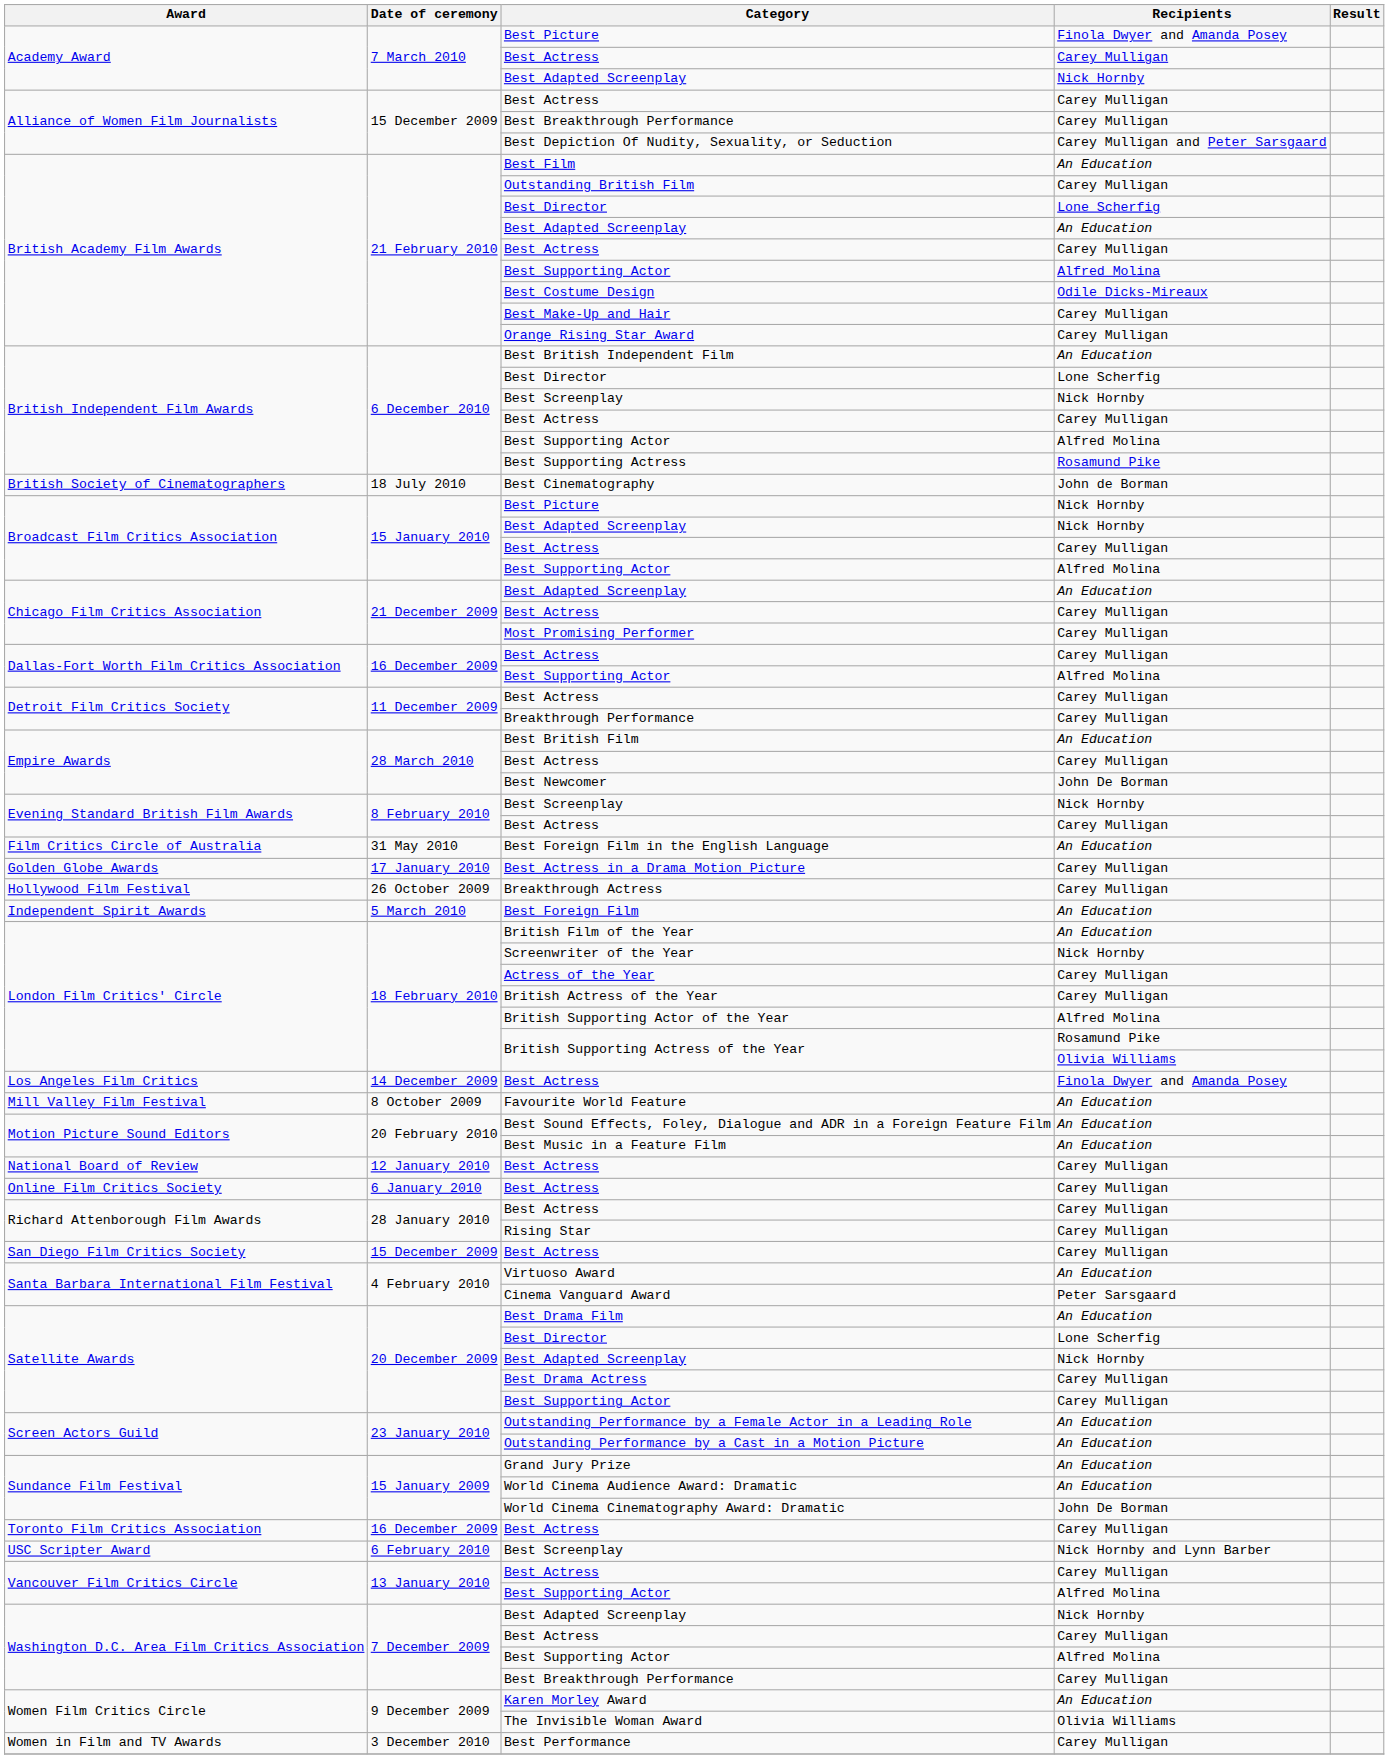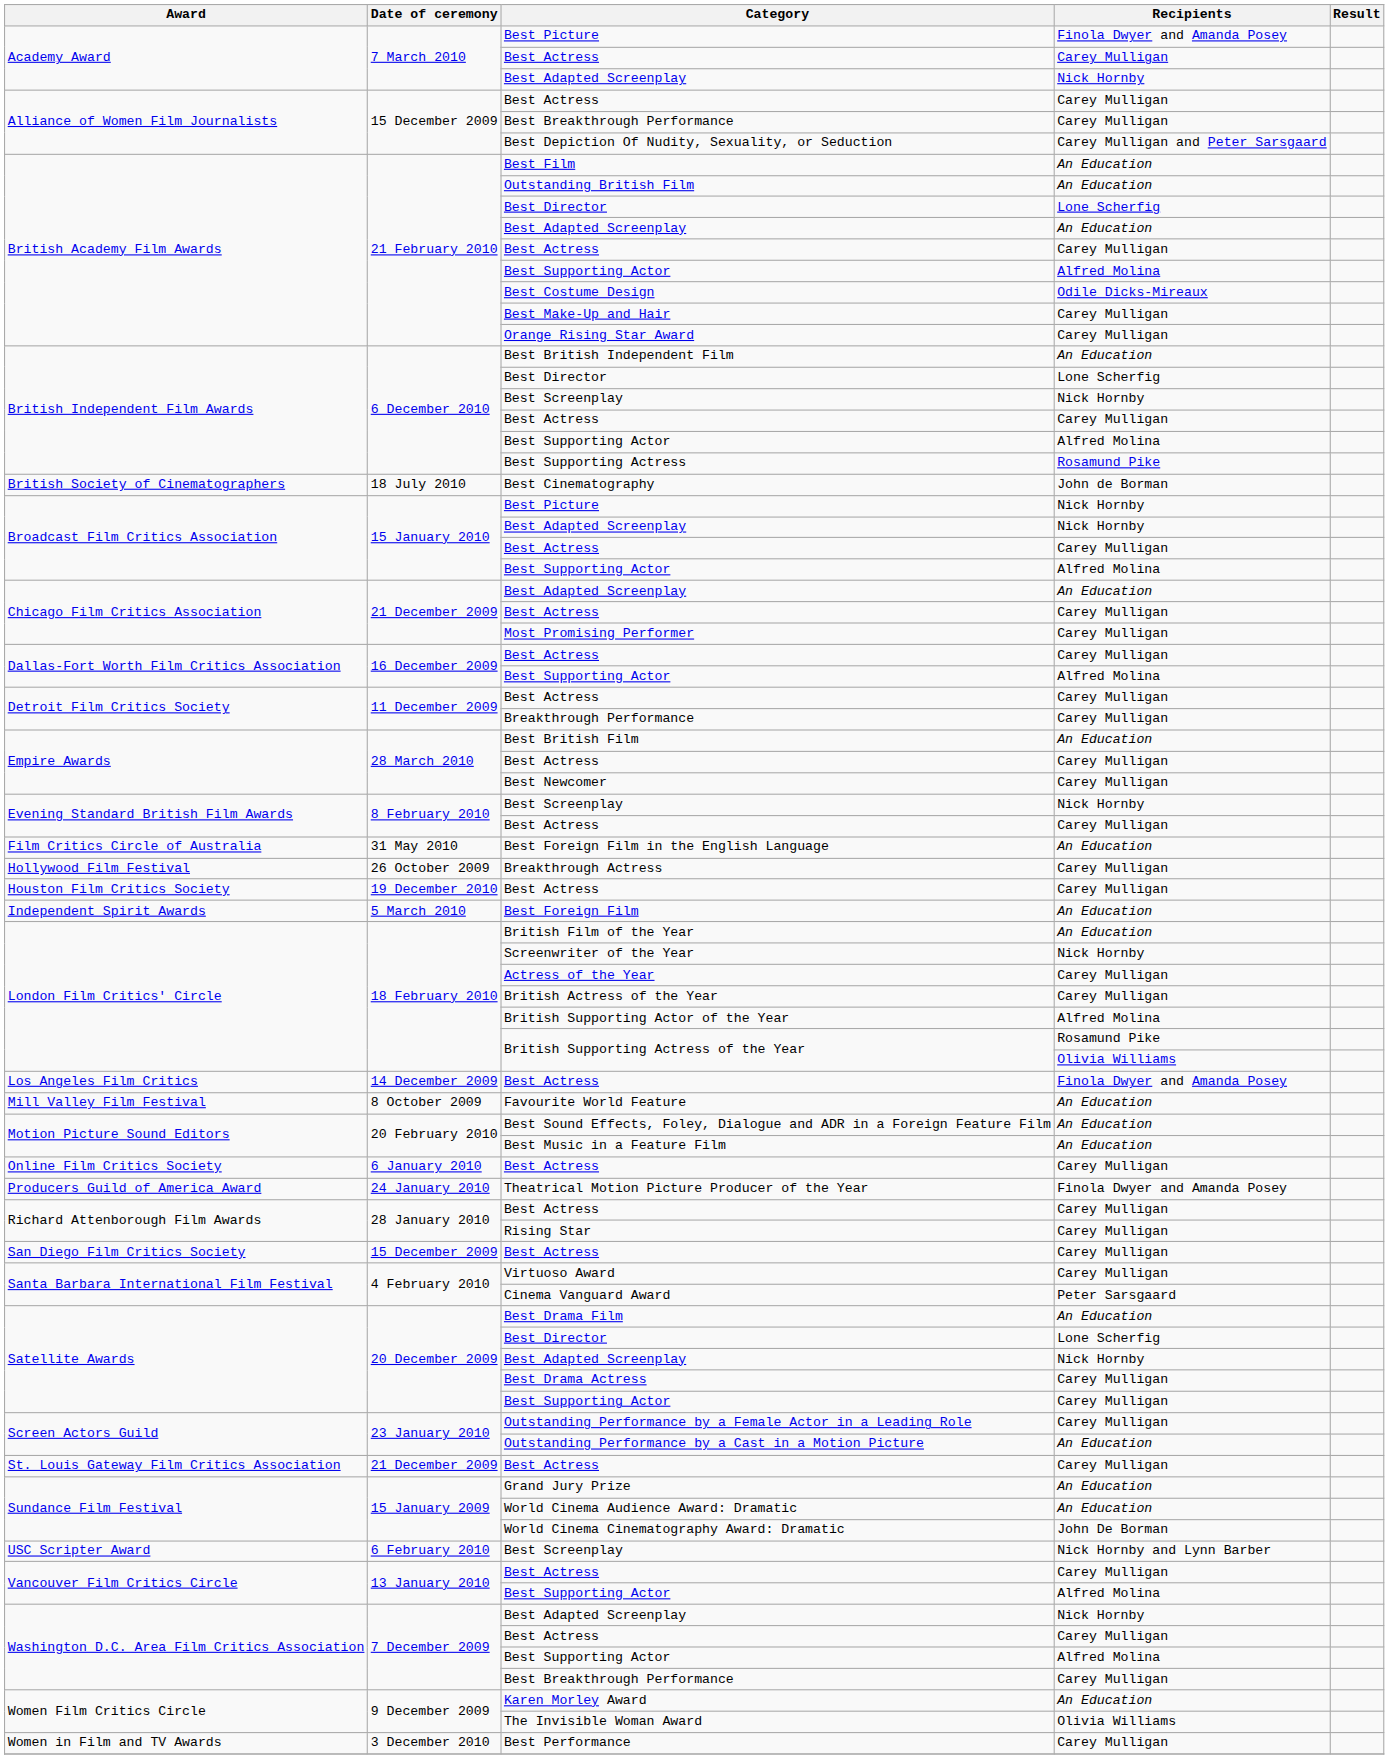(1113, 186) Carey Mulligan -> (1105, 186) An Education
(1113, 784) John De Borman -> (1113, 784) Carey Mulligan
- row: (83, 869)
+ row: (119, 890)
- row: (103, 1168)
+ row: (135, 1189)
(1105, 1274) An Education -> (1113, 1274) Carey Mulligan
(1105, 1424) An Education -> (1113, 1424) Carey Mulligan
+ row: (174, 1466)
- row: (135, 1530)
